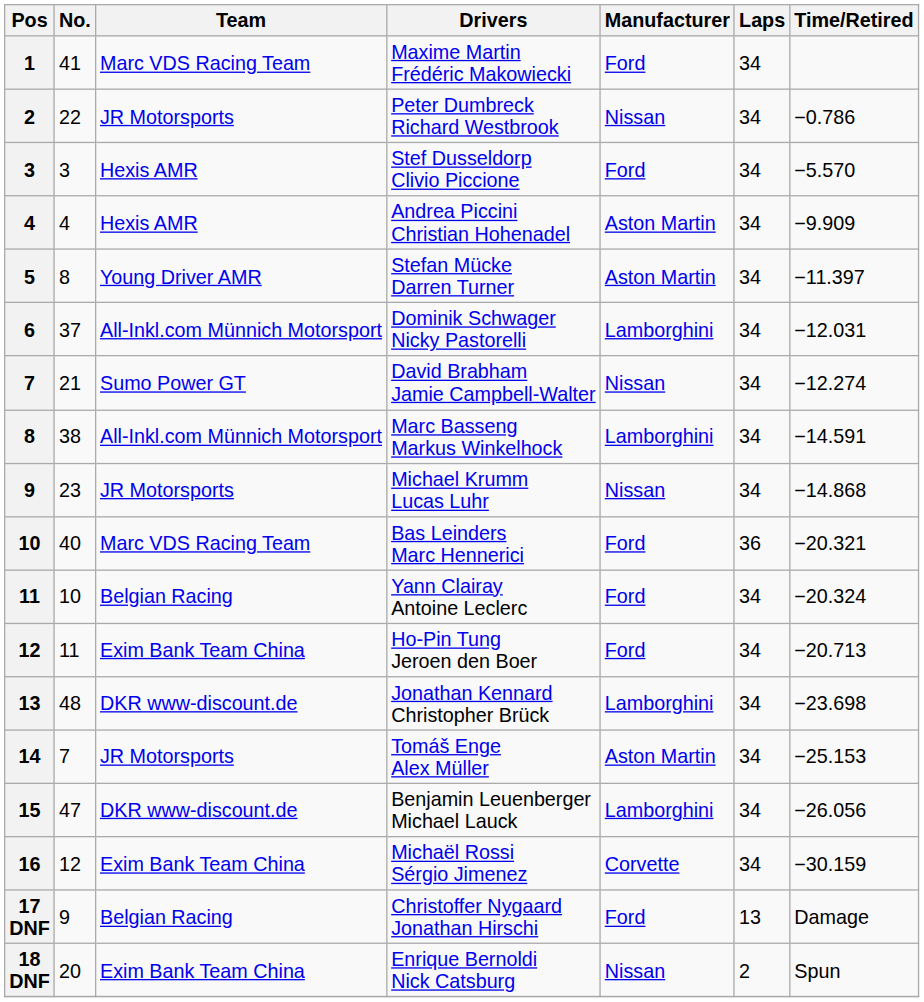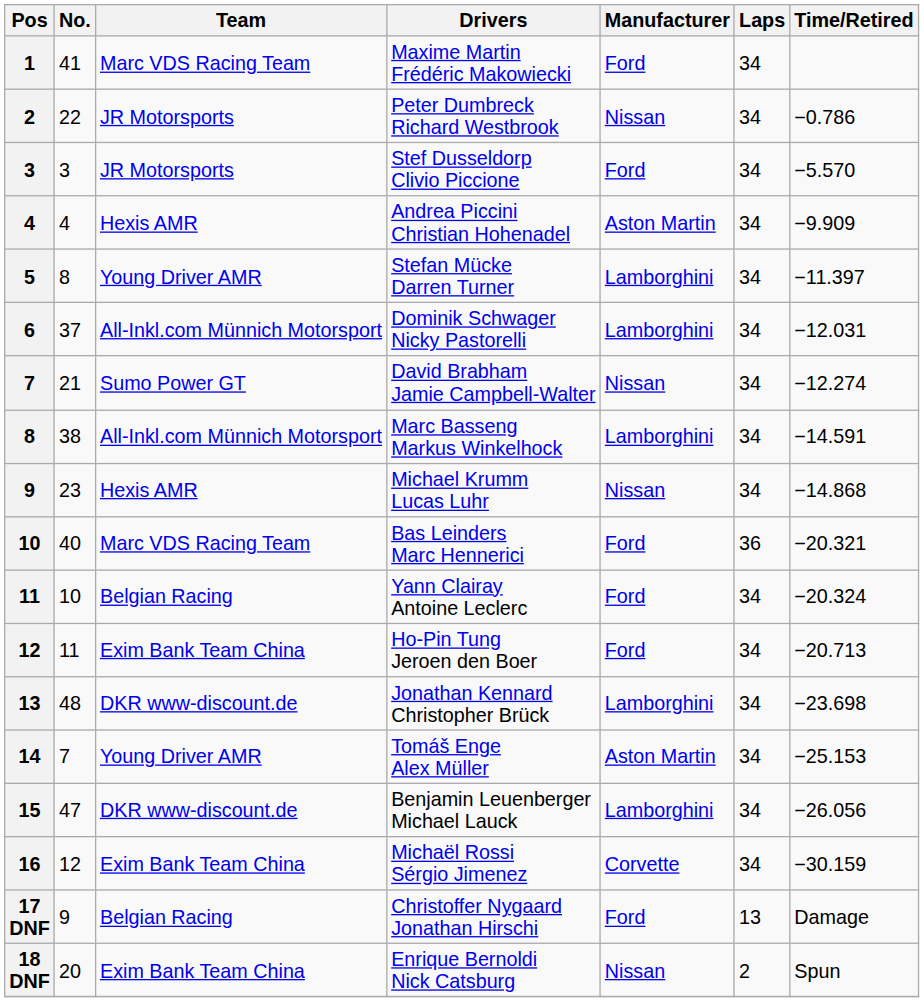(149, 170) Hexis AMR -> (167, 170) JR Motorsports
(660, 276) Aston Martin -> (659, 276) Lamborghini
(167, 490) JR Motorsports -> (149, 490) Hexis AMR
(167, 757) JR Motorsports -> (181, 757) Young Driver AMR
